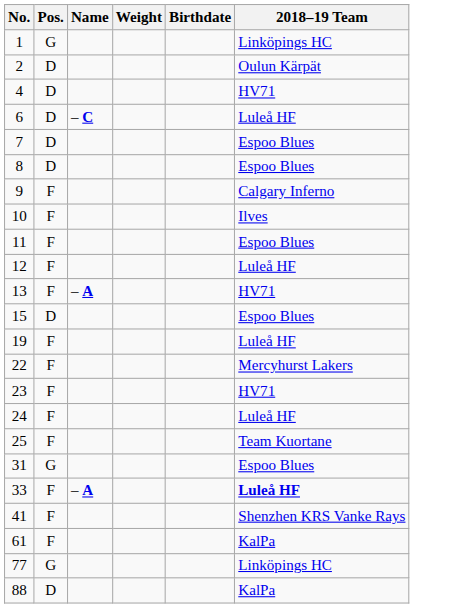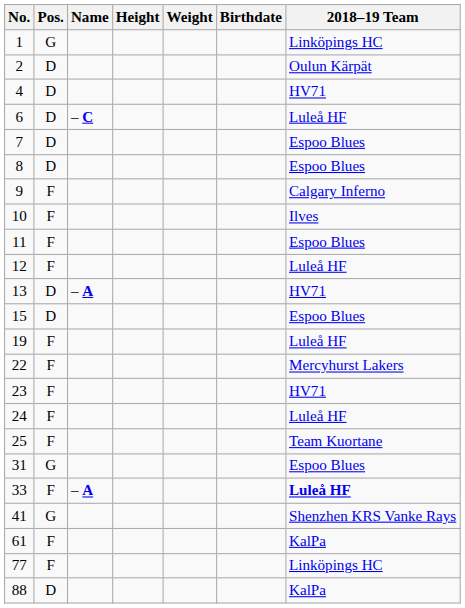+ column: (138, 17)
(51, 291) F -> (51, 291) D
(51, 516) F -> (51, 516) G
(51, 565) G -> (51, 565) F
